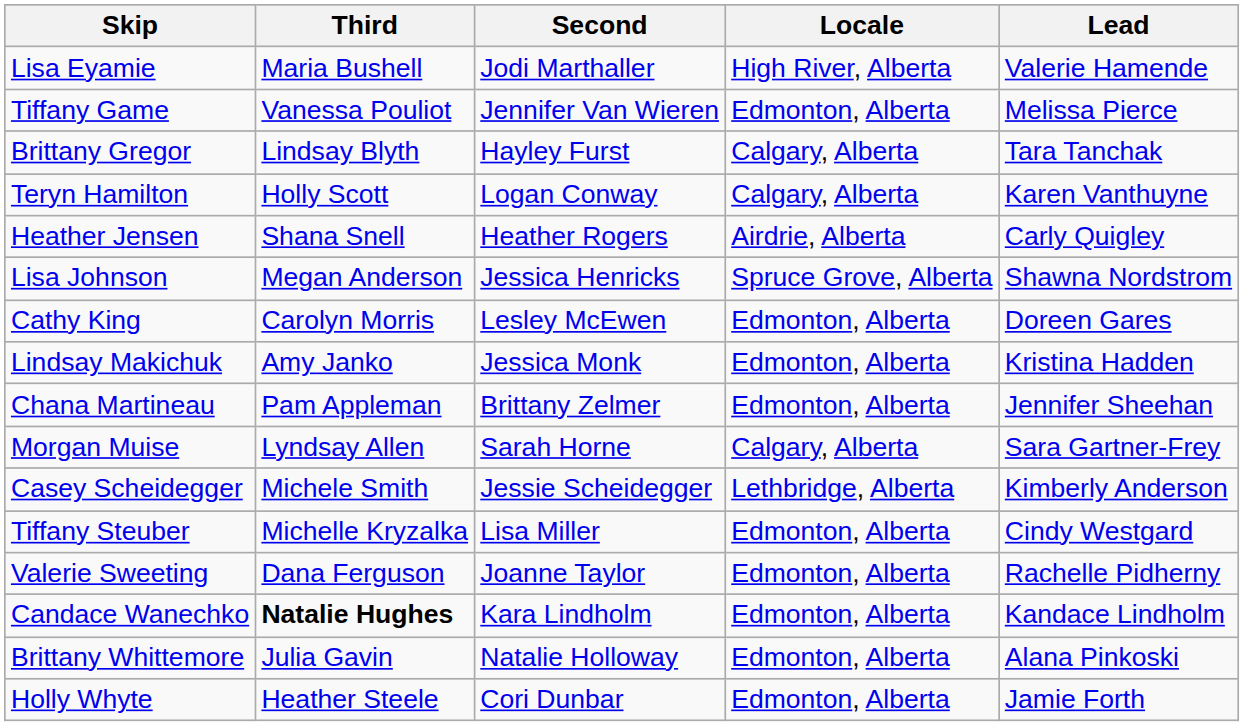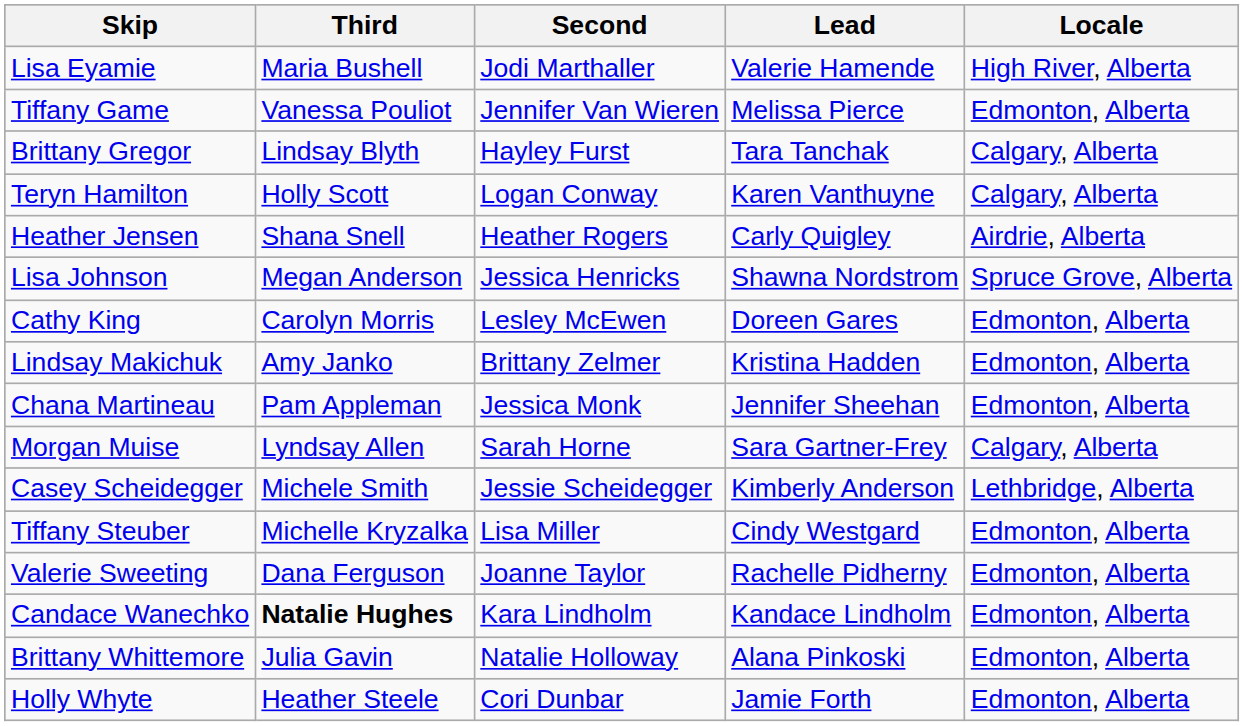columns swapped: (1118, 25) <-> (862, 25)
(561, 362) Jessica Monk -> (570, 362) Brittany Zelmer
(570, 404) Brittany Zelmer -> (561, 404) Jessica Monk
